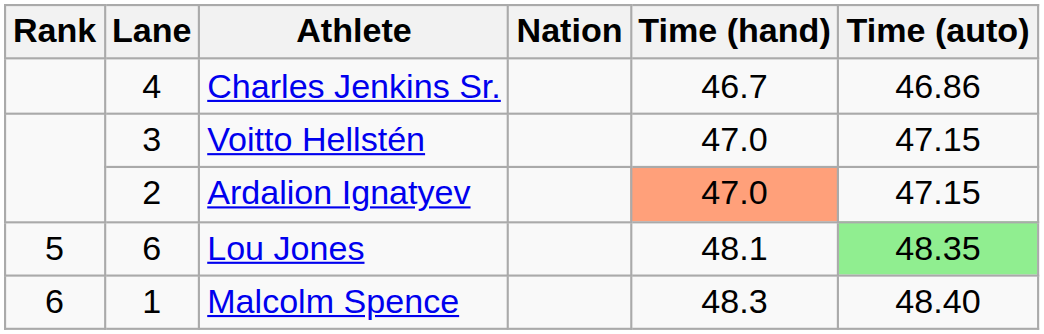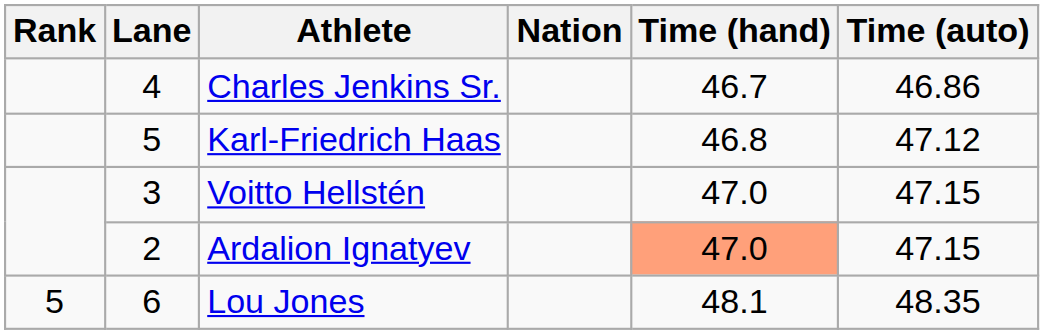+ row: (354, 139)
(938, 247) lightgreen background -> (938, 301) no background
- row: (333, 301)
